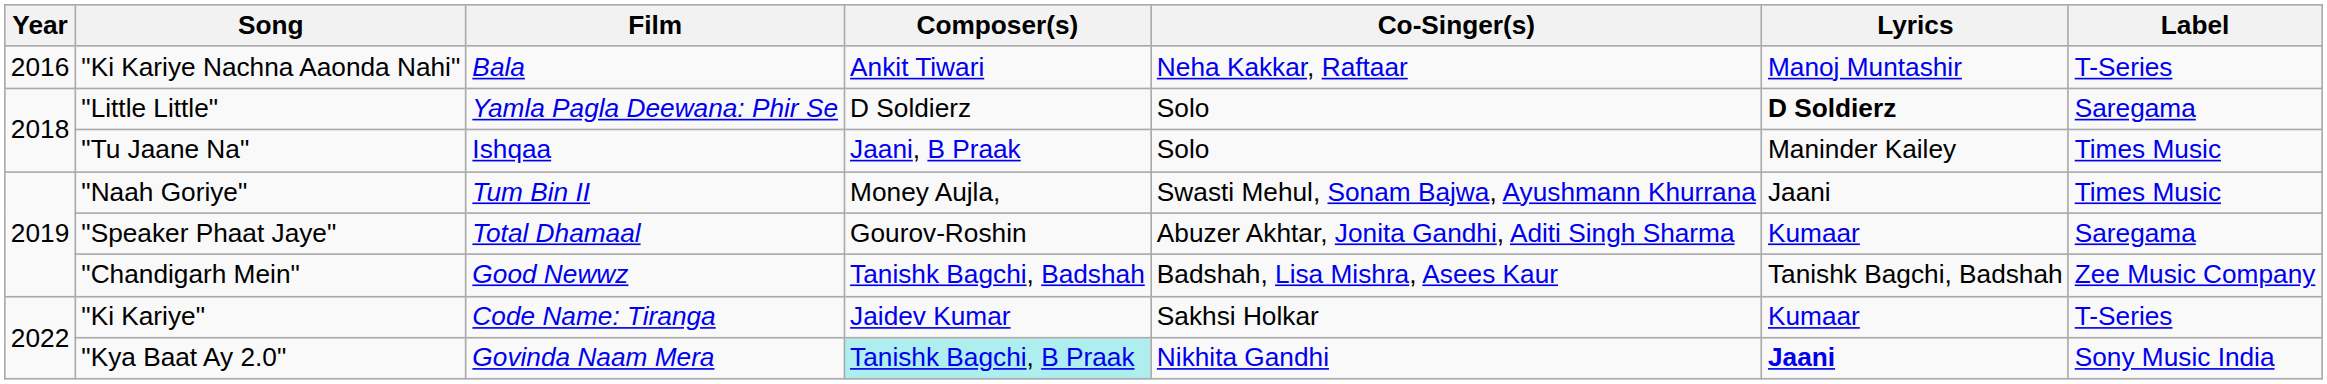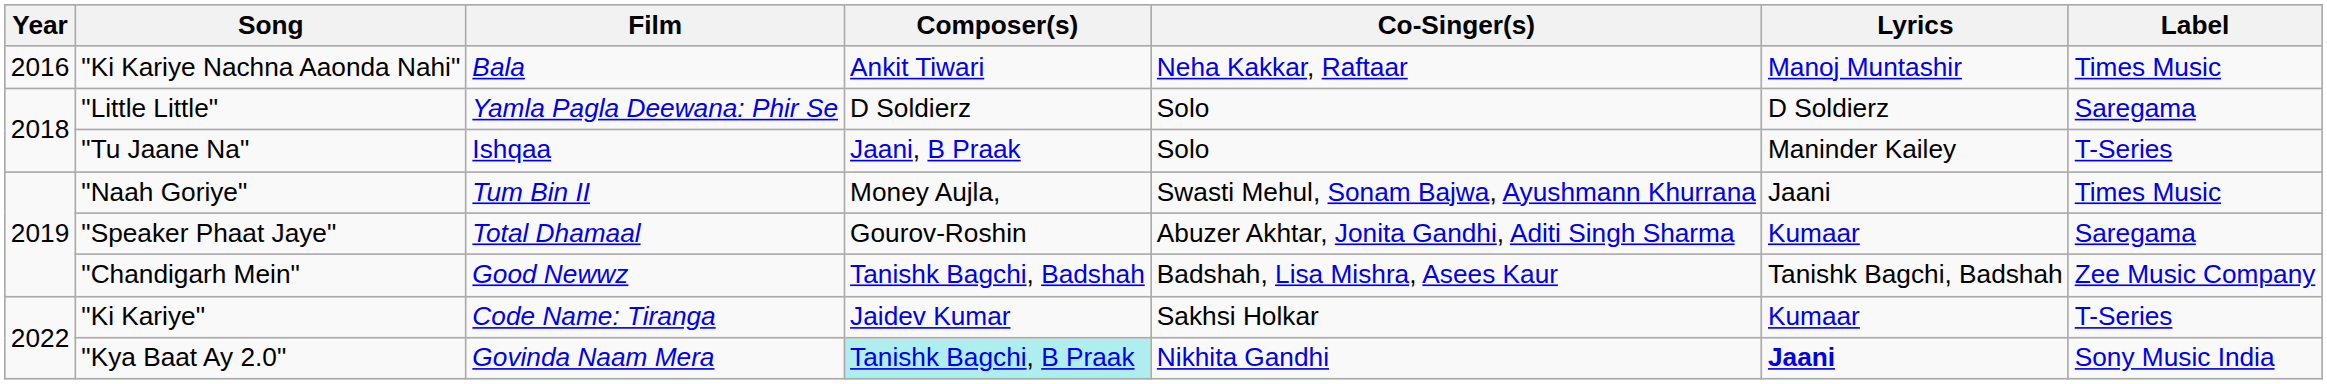(2124, 66) T-Series -> (2148, 66) Times Music
(1832, 108) bold -> (1828, 108) normal
(2148, 150) Times Music -> (2124, 150) T-Series
